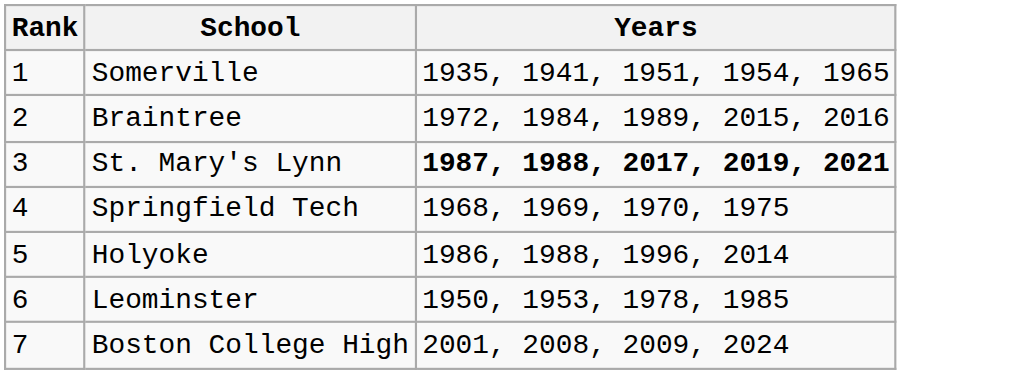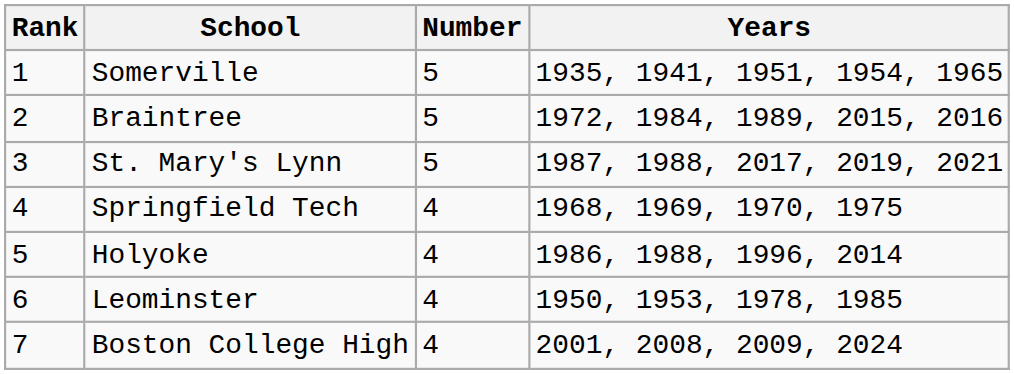+ column: (472, 28)
(656, 164) bold -> (769, 164) normal
